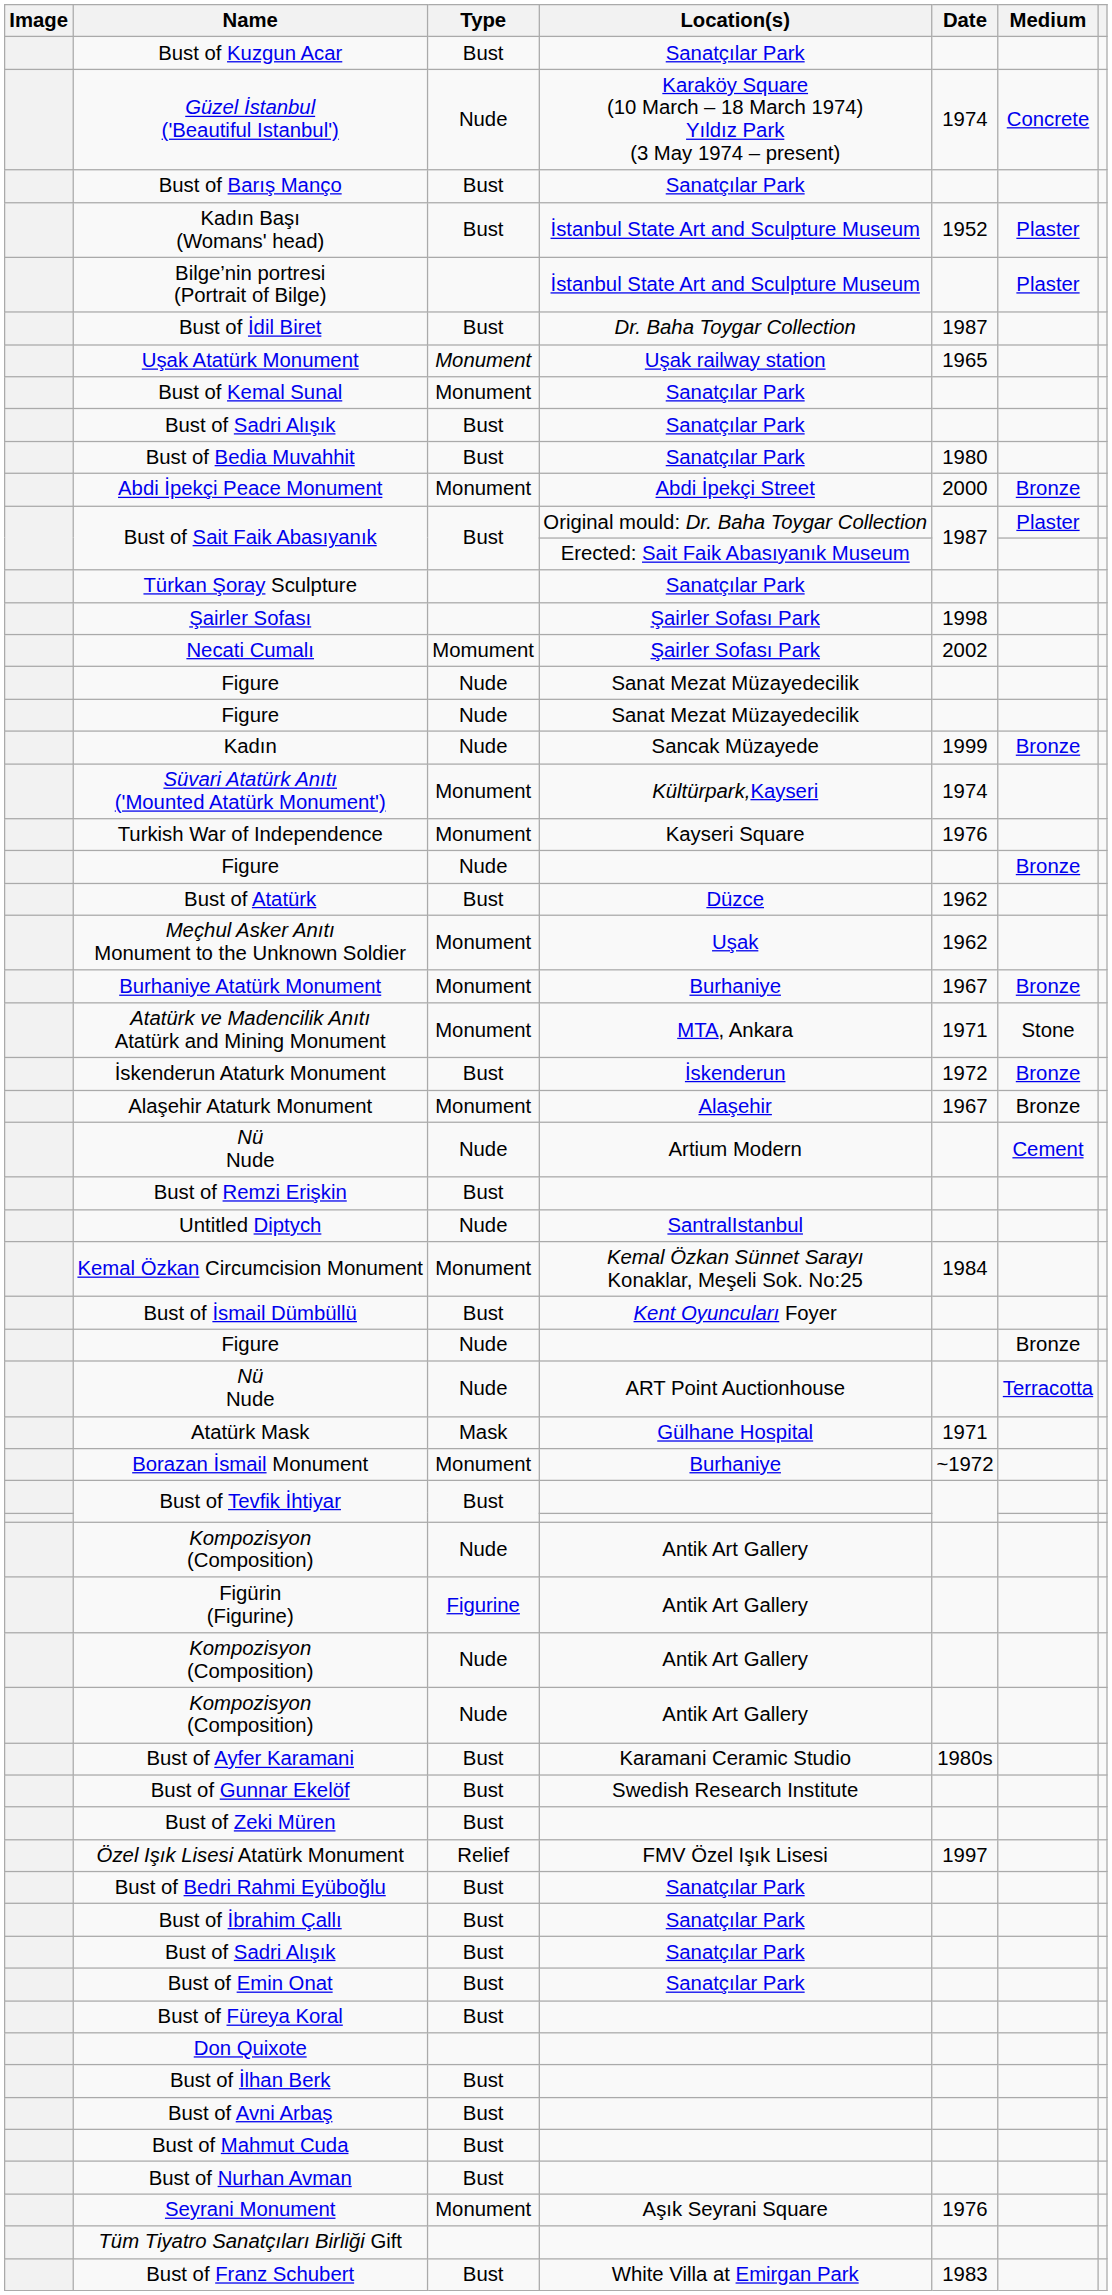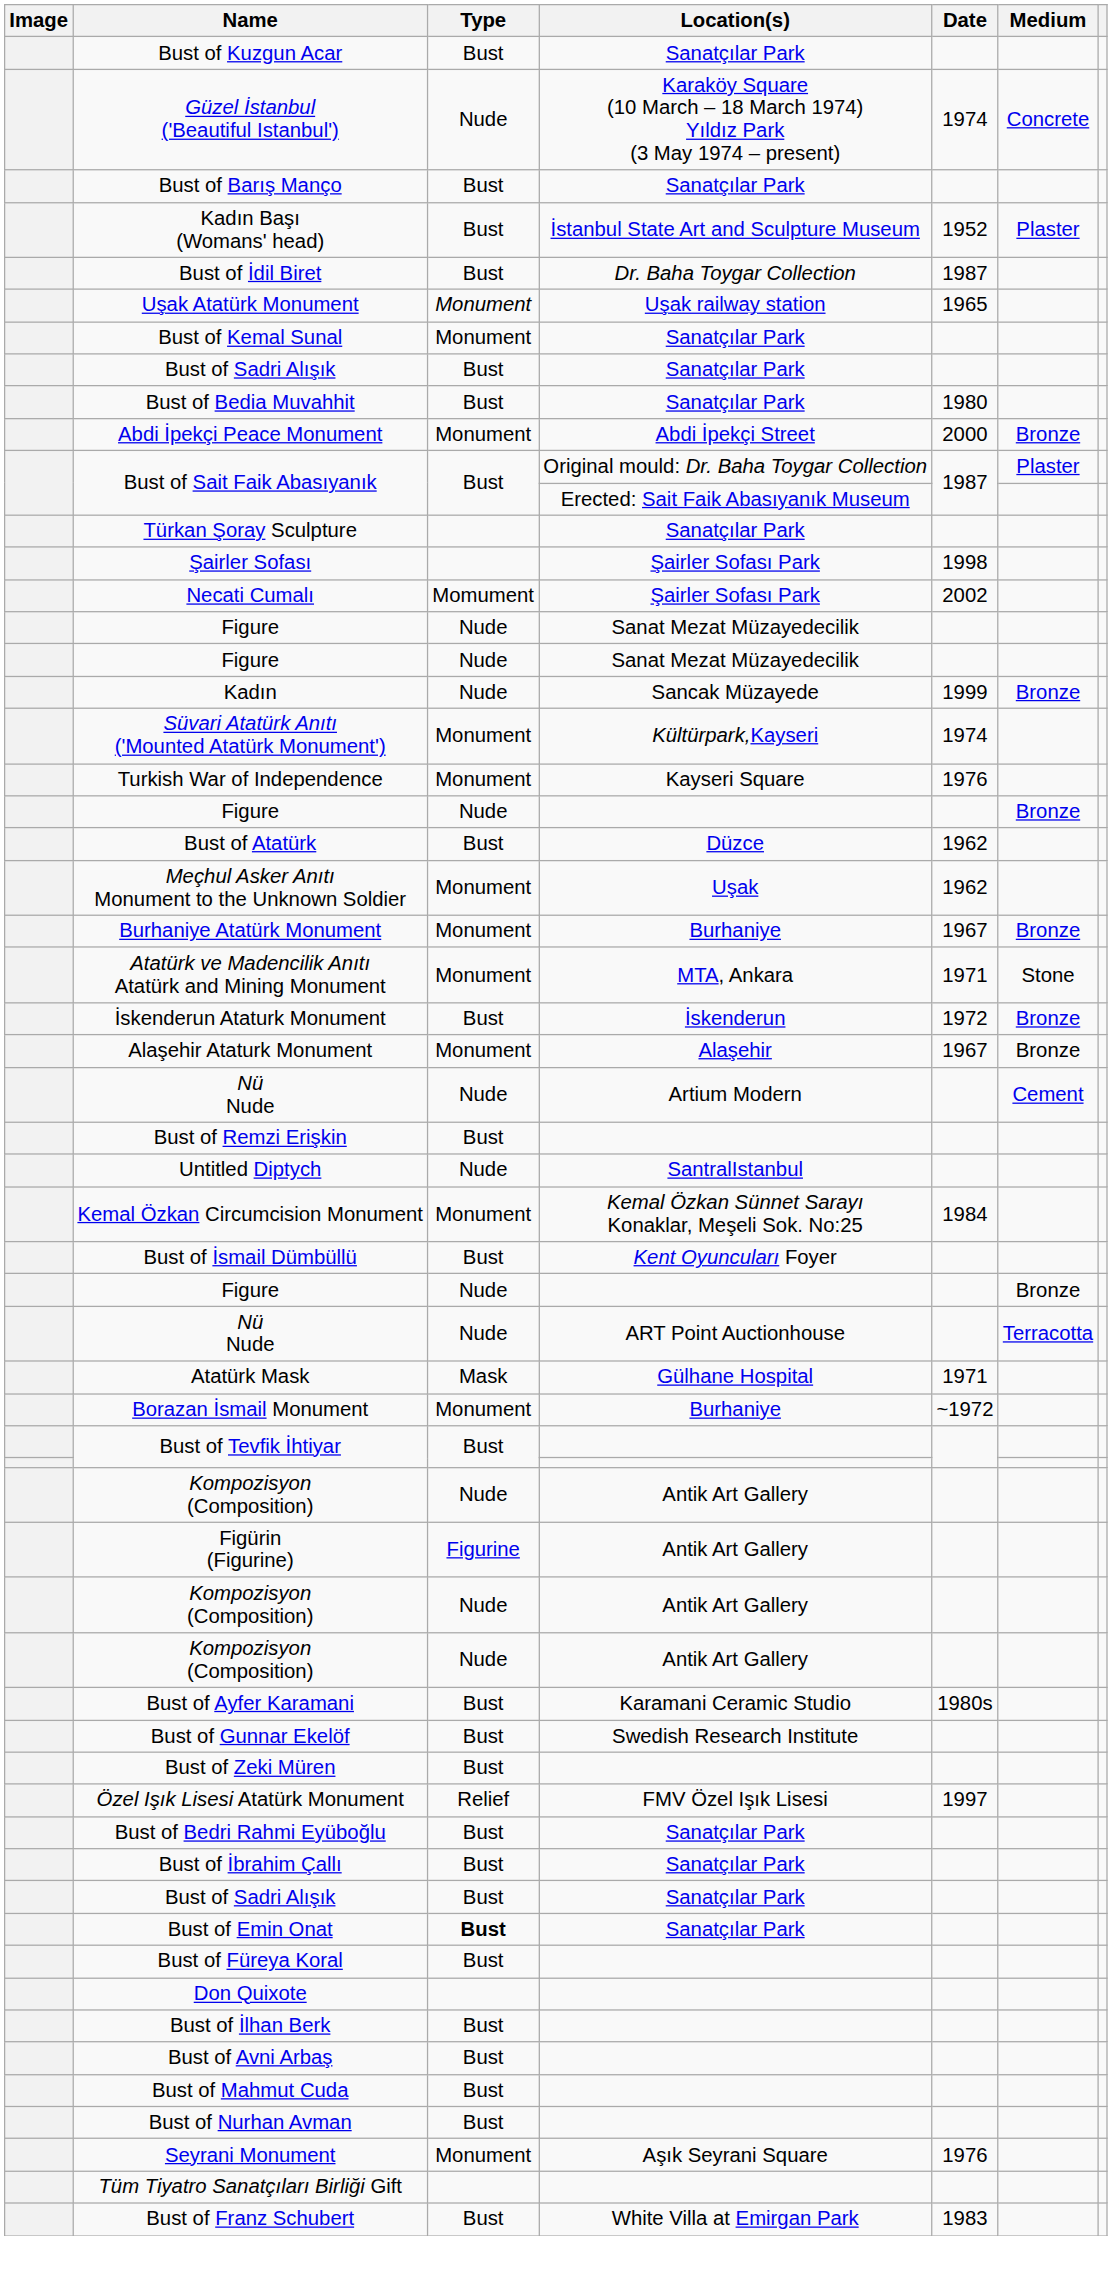- row: (250, 284)
(483, 1984) normal -> (483, 1929) bold
